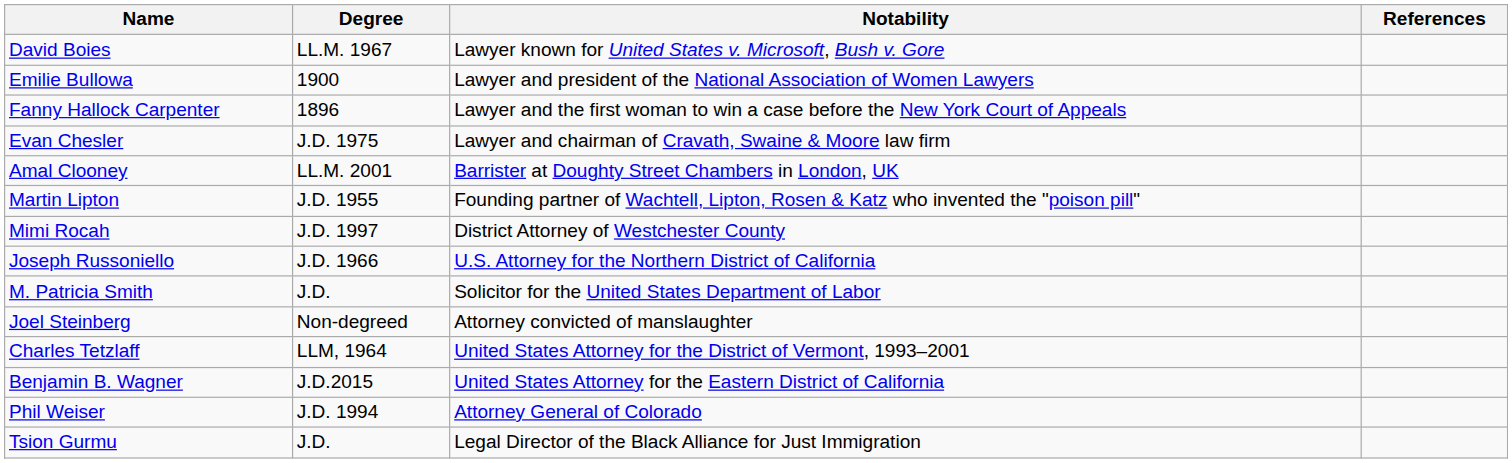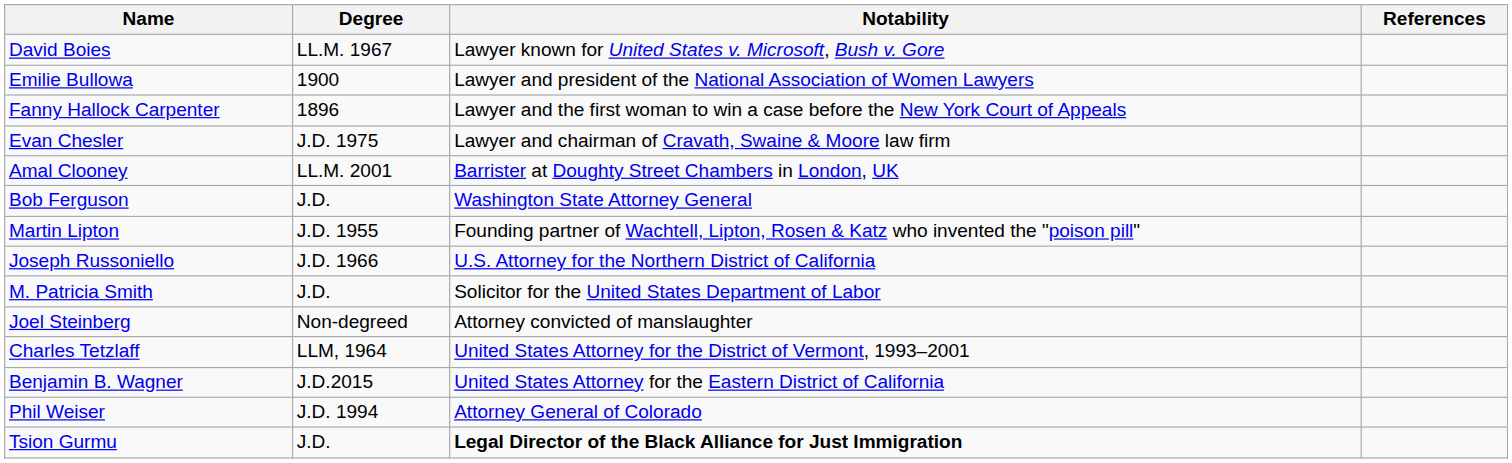+ row: (69, 200)
- row: (59, 230)
(687, 442) normal -> (708, 442) bold
